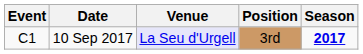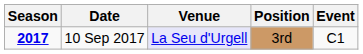columns swapped: (330, 16) <-> (27, 16)
